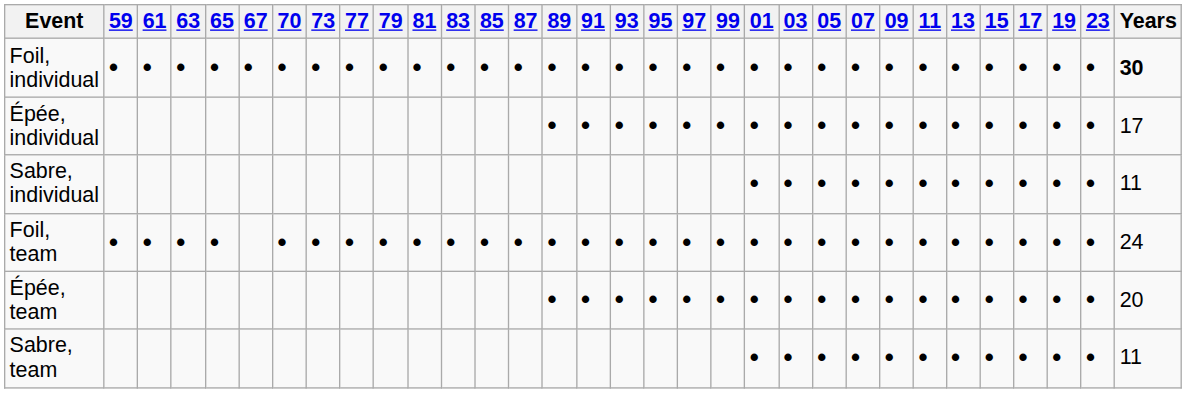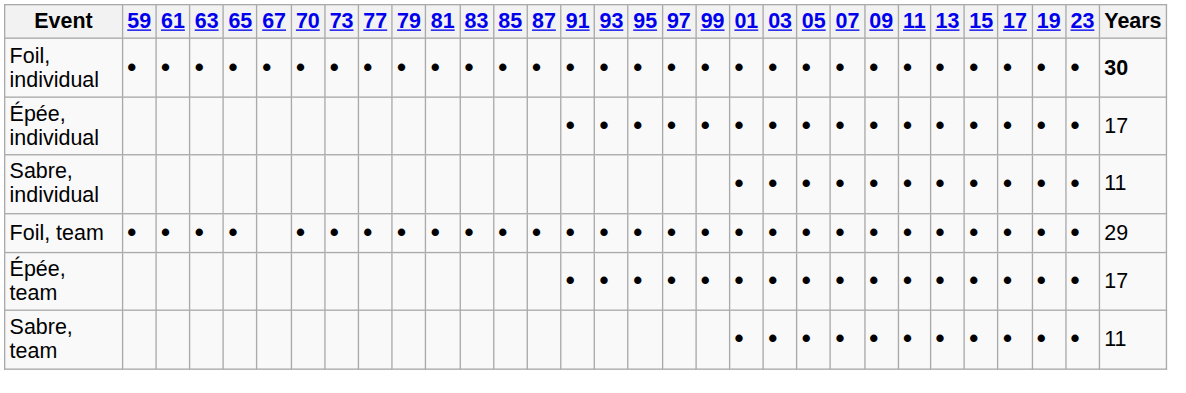- column: (559, 21)
(1132, 241) 24 -> (1116, 232) 29
(1132, 300) 20 -> (1116, 281) 17
